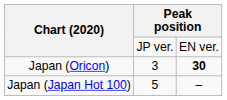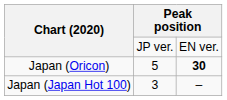(155, 66) 3 -> (155, 66) 5
(155, 85) 5 -> (155, 85) 3
